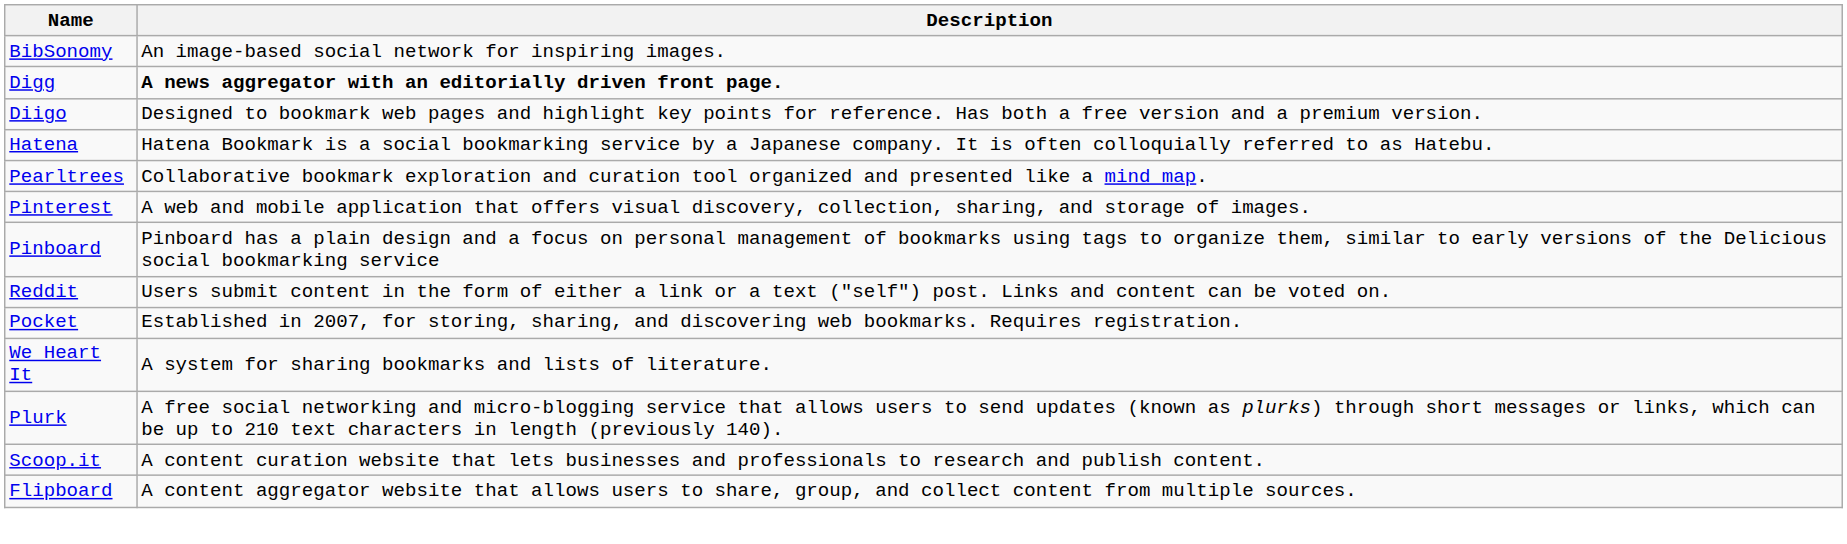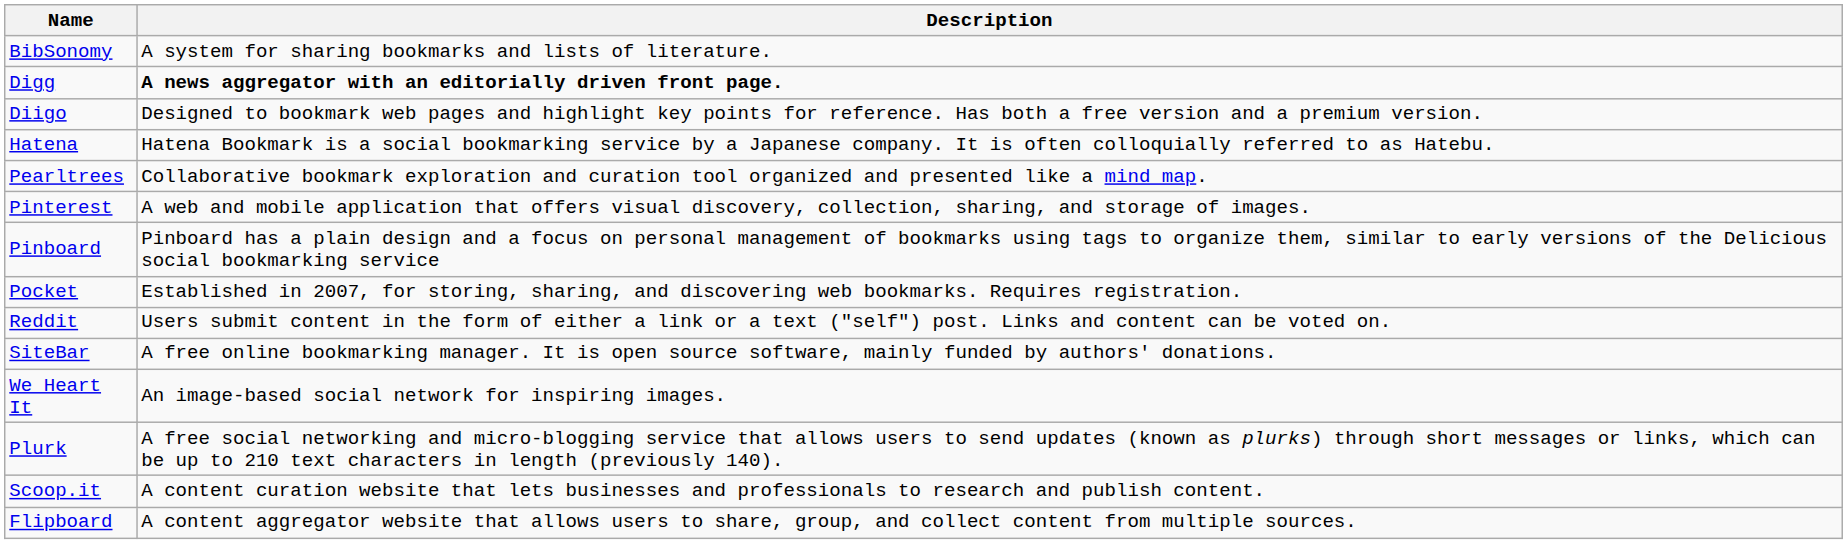(434, 51) An image-based social network for inspiring images. -> (457, 51) A system for sharing bookmarks and lists of literature.
rows swapped: (44, 323) <-> (44, 292)
+ row: (49, 354)
(457, 365) A system for sharing bookmarks and lists of literature. -> (434, 396) An image-based social network for inspiring images.
